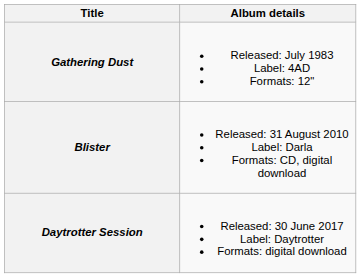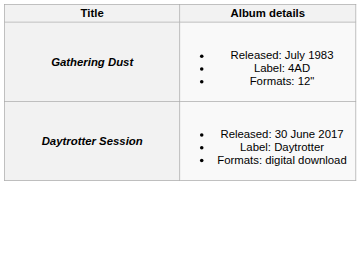- row: (92, 147)
